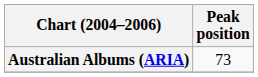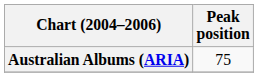(223, 59) 73 -> (223, 59) 75
